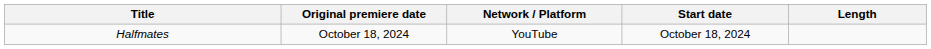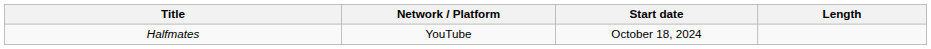- column: (364, 14)
